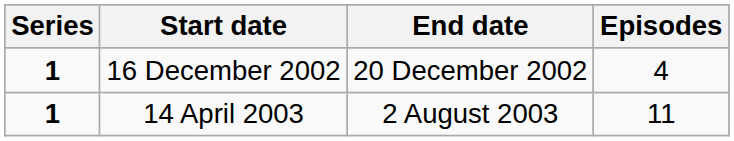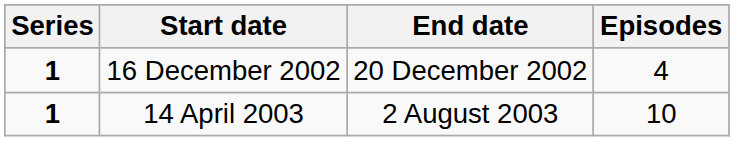(661, 113) 11 -> (661, 113) 10
